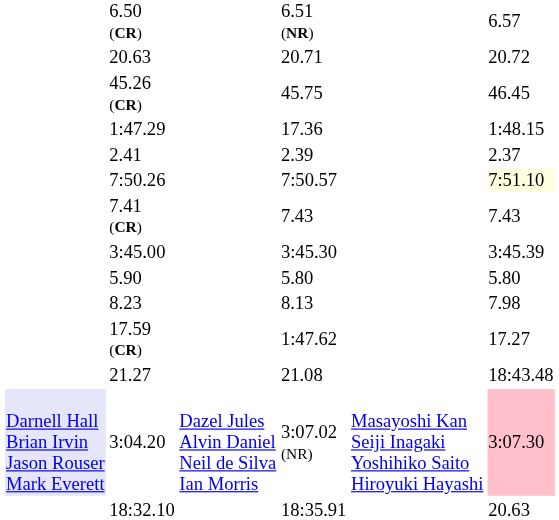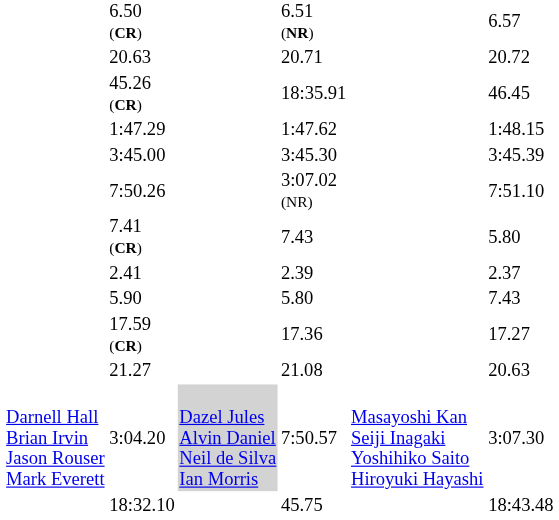(302, 93) 45.75 -> (314, 93) 18:35.91
(302, 129) 17.36 -> (309, 129) 1:47.62
rows swapped: (137, 252) <-> (125, 154)
(309, 180) 7:50.57 -> (309, 190) 3:07.02 (NR)
(516, 180) lightyellow background -> (516, 190) no background
(504, 216) 7.43 -> (504, 237) 5.80
(504, 277) 5.80 -> (504, 298) 7.43
- row: (125, 303)
(309, 339) 1:47.62 -> (302, 334) 17.36
(521, 375) 18:43.48 -> (509, 370) 20.63
(55, 452) lavender background -> (55, 448) no background
(228, 452) no background -> (228, 448) lightgrey background
(309, 442) 3:07.02 (NR) -> (309, 437) 7:50.57
(516, 442) pink background -> (516, 437) no background
(314, 509) 18:35.91 -> (302, 504) 45.75
(509, 509) 20.63 -> (521, 504) 18:43.48
